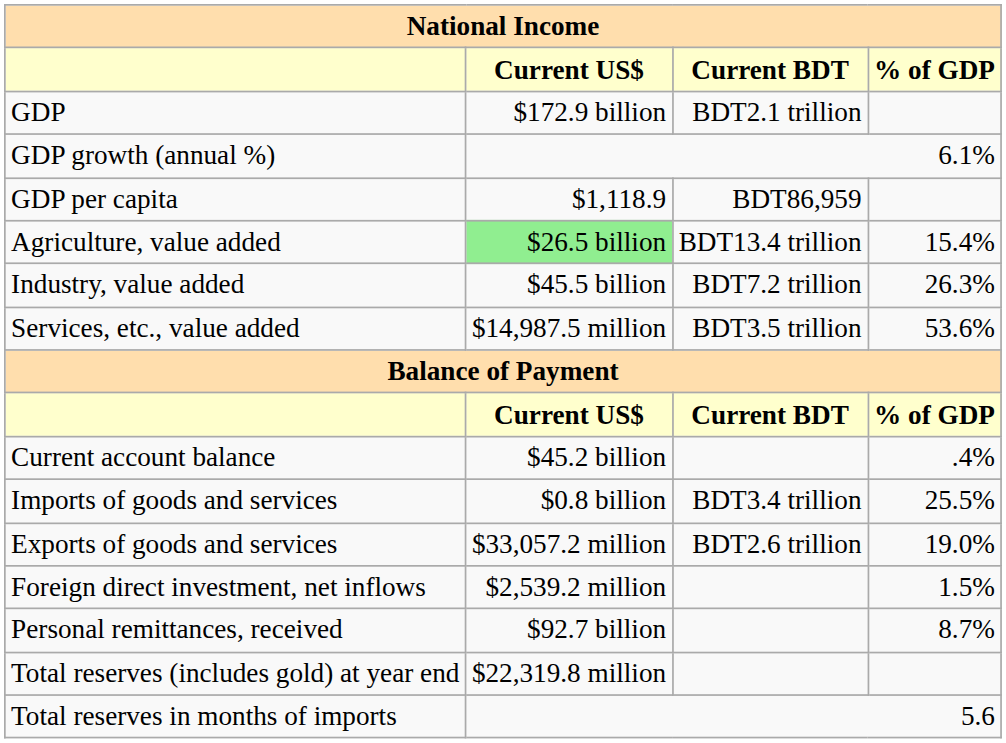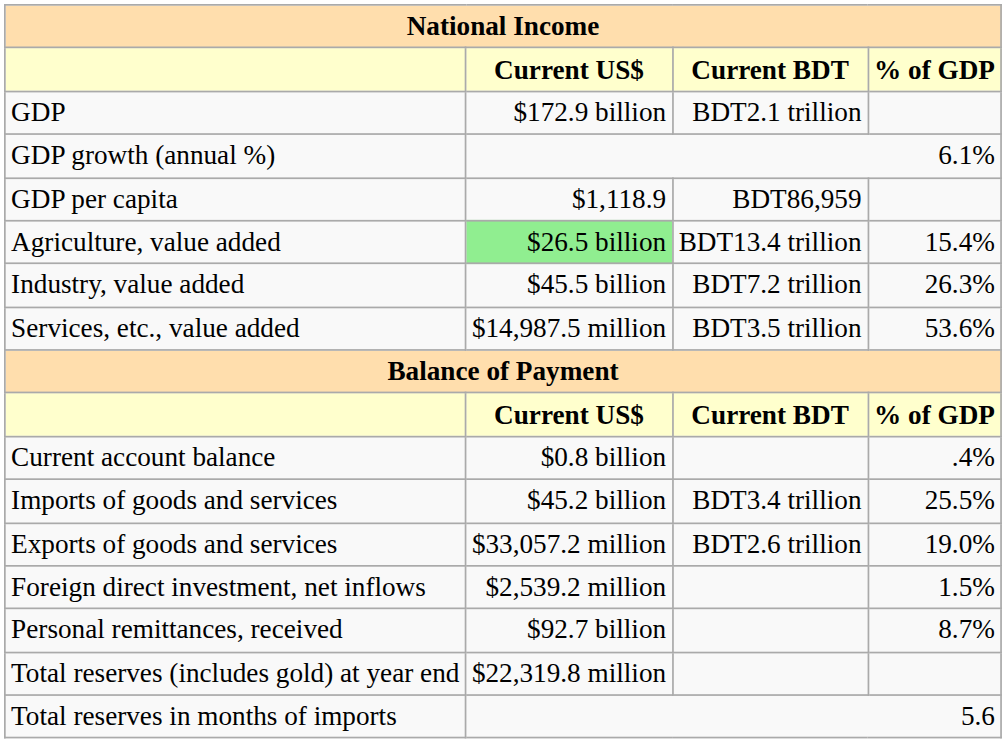(597, 457) $45.2 billion -> (603, 457) $0.8 billion
(603, 500) $0.8 billion -> (597, 500) $45.2 billion
